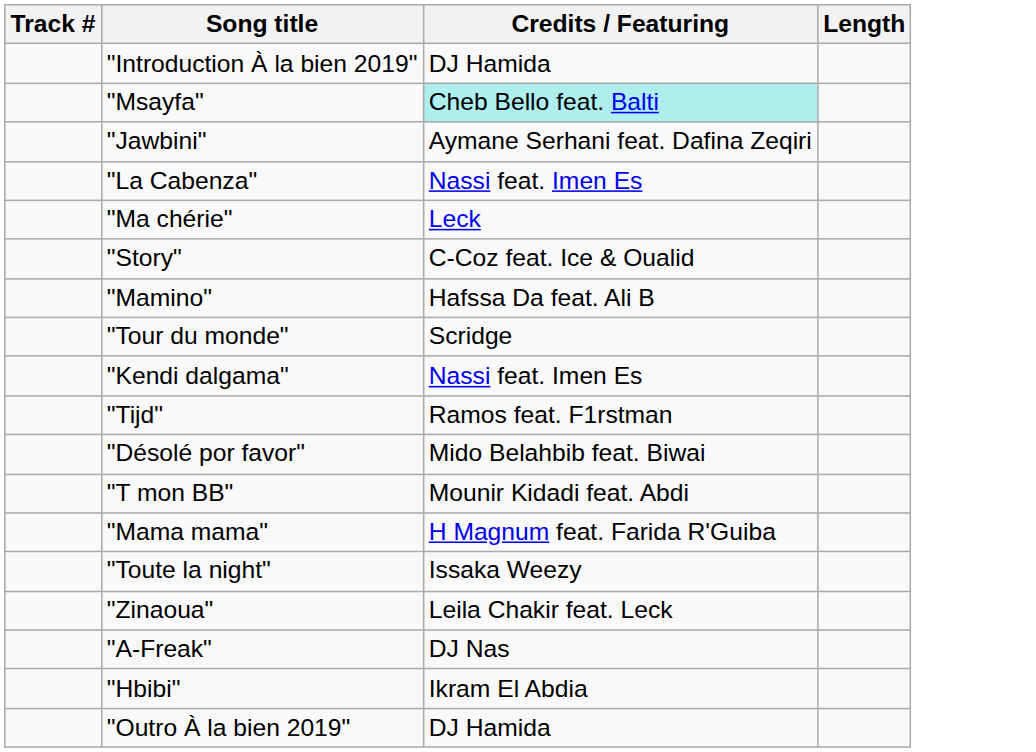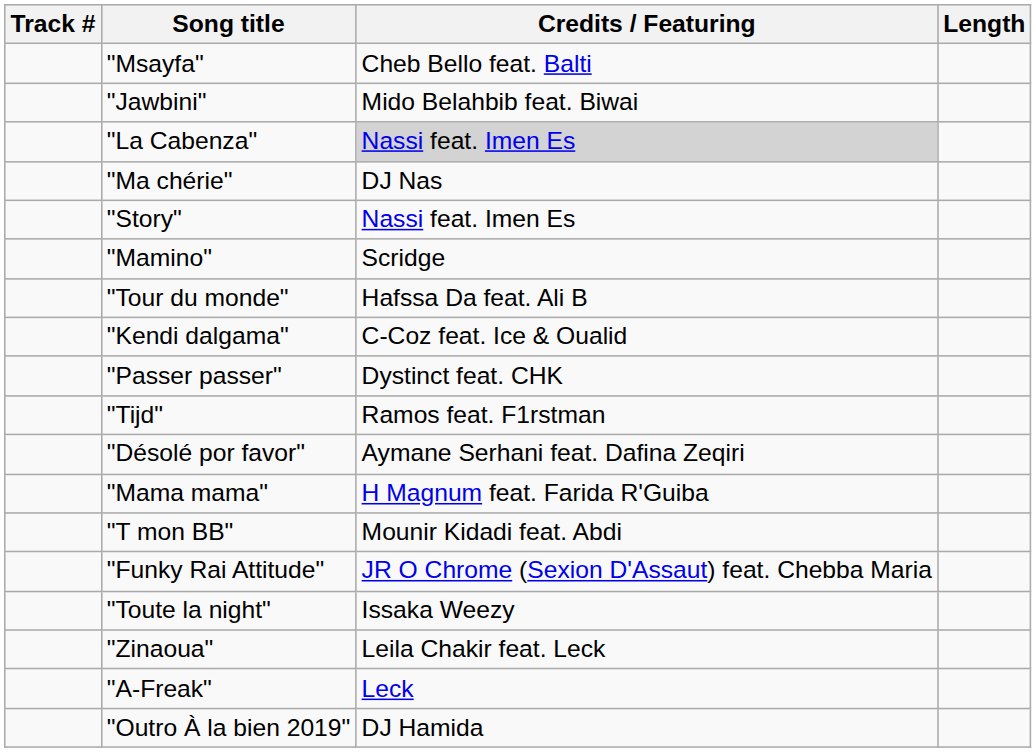- row: (262, 63)
(544, 102) paleturquoise background -> (477, 63) no background
(620, 141) Aymane Serhani feat. Dafina Zeqiri -> (500, 102) Mido Belahbib feat. Biwai
(536, 180) no background -> (468, 141) lightgrey background
(455, 219) Leck -> (402, 180) DJ Nas
(562, 258) C-Coz feat. Ice & Oualid -> (468, 219) Nassi feat. Imen Es
(542, 297) Hafssa Da feat. Ali B -> (403, 258) Scridge
(471, 336) Scridge -> (475, 297) Hafssa Da feat. Ali B
(536, 375) Nassi feat. Imen Es -> (494, 336) C-Coz feat. Ice & Oualid
+ row: (194, 375)
(567, 453) Mido Belahbib feat. Biwai -> (553, 453) Aymane Serhani feat. Dafina Zeqiri
rows swapped: (187, 532) <-> (170, 492)
+ row: (215, 571)
(469, 649) DJ Nas -> (388, 688) Leck
- row: (144, 688)
